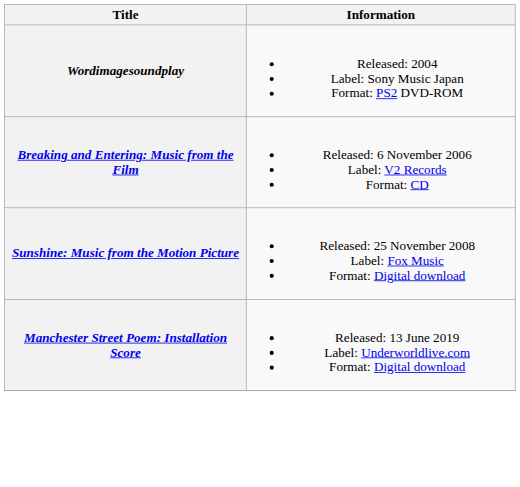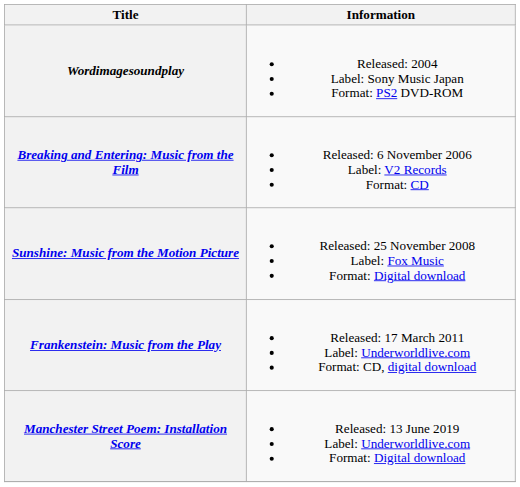+ row: (126, 344)
